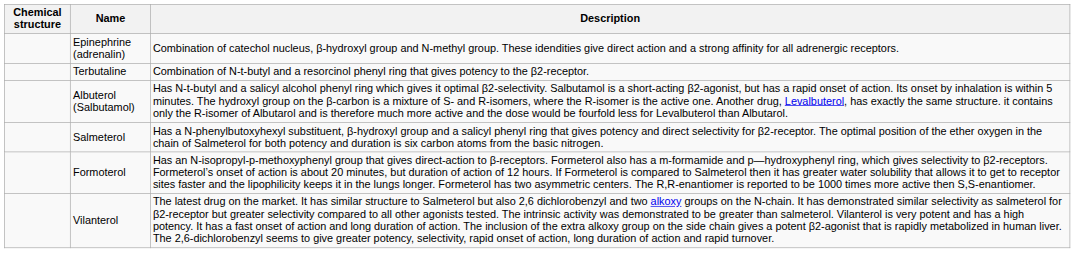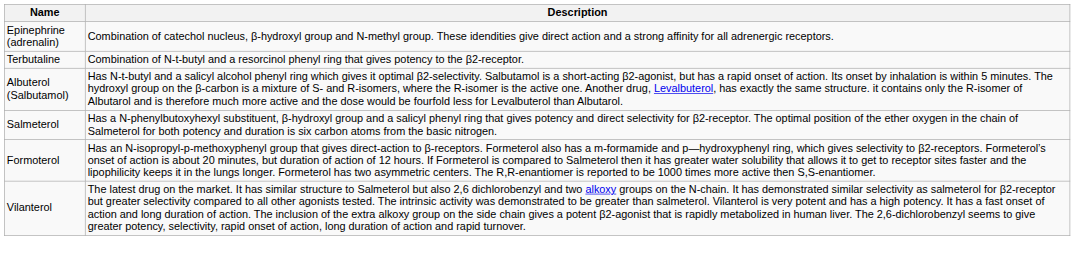- column: (37, 19)
